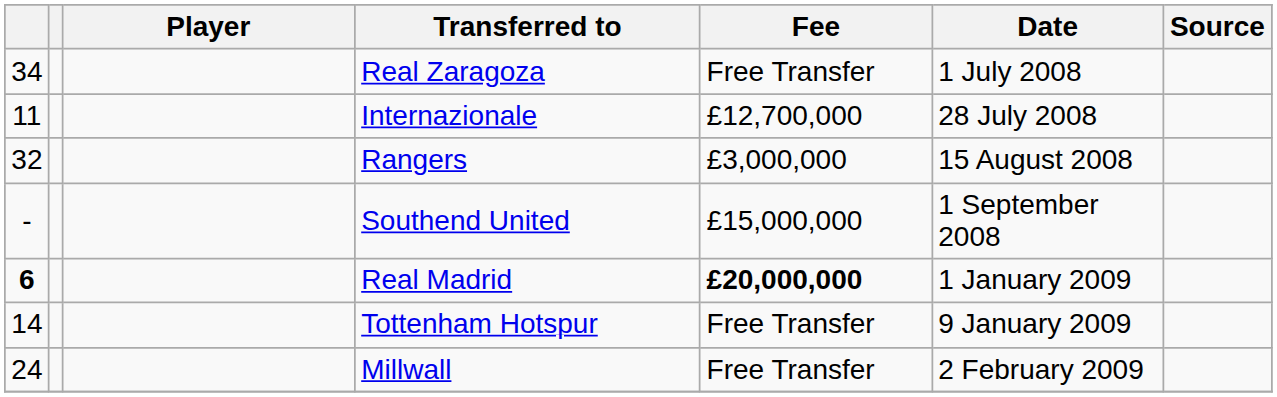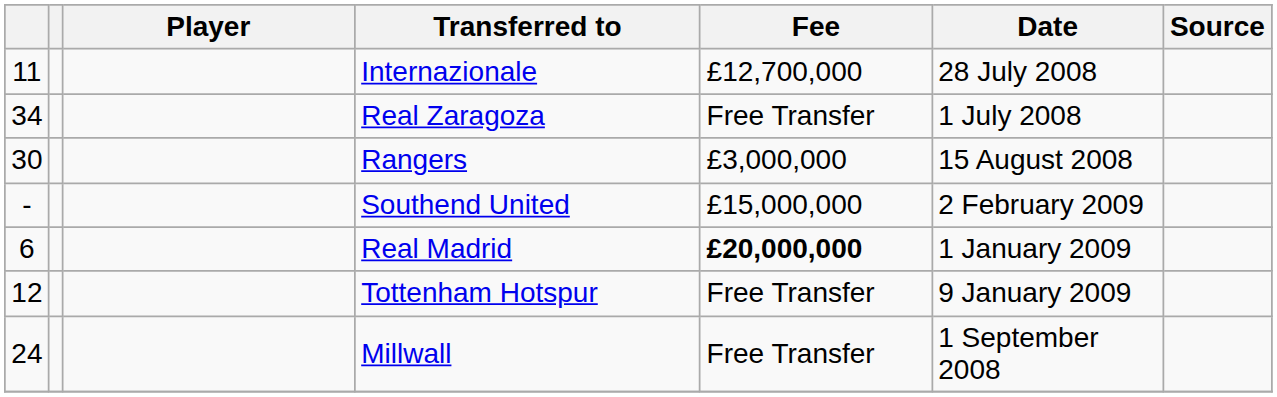rows swapped: (453, 71) <-> (449, 115)
(27, 159) 32 -> (27, 159) 30
(1018, 220) 1 September 2008 -> (1041, 204) 2 February 2009
(27, 280) bold -> (27, 248) normal
(27, 324) 14 -> (27, 293) 12
(1041, 369) 2 February 2009 -> (1018, 353) 1 September 2008
